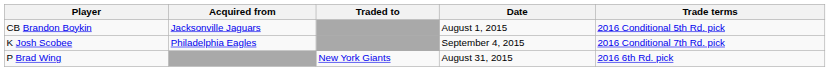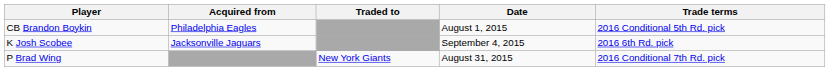(216, 27) Jacksonville Jaguars -> (214, 27) Philadelphia Eagles
(214, 43) Philadelphia Eagles -> (216, 43) Jacksonville Jaguars
(661, 43) 2016 Conditional 7th Rd. pick -> (635, 43) 2016 6th Rd. pick
(635, 58) 2016 6th Rd. pick -> (661, 58) 2016 Conditional 7th Rd. pick
